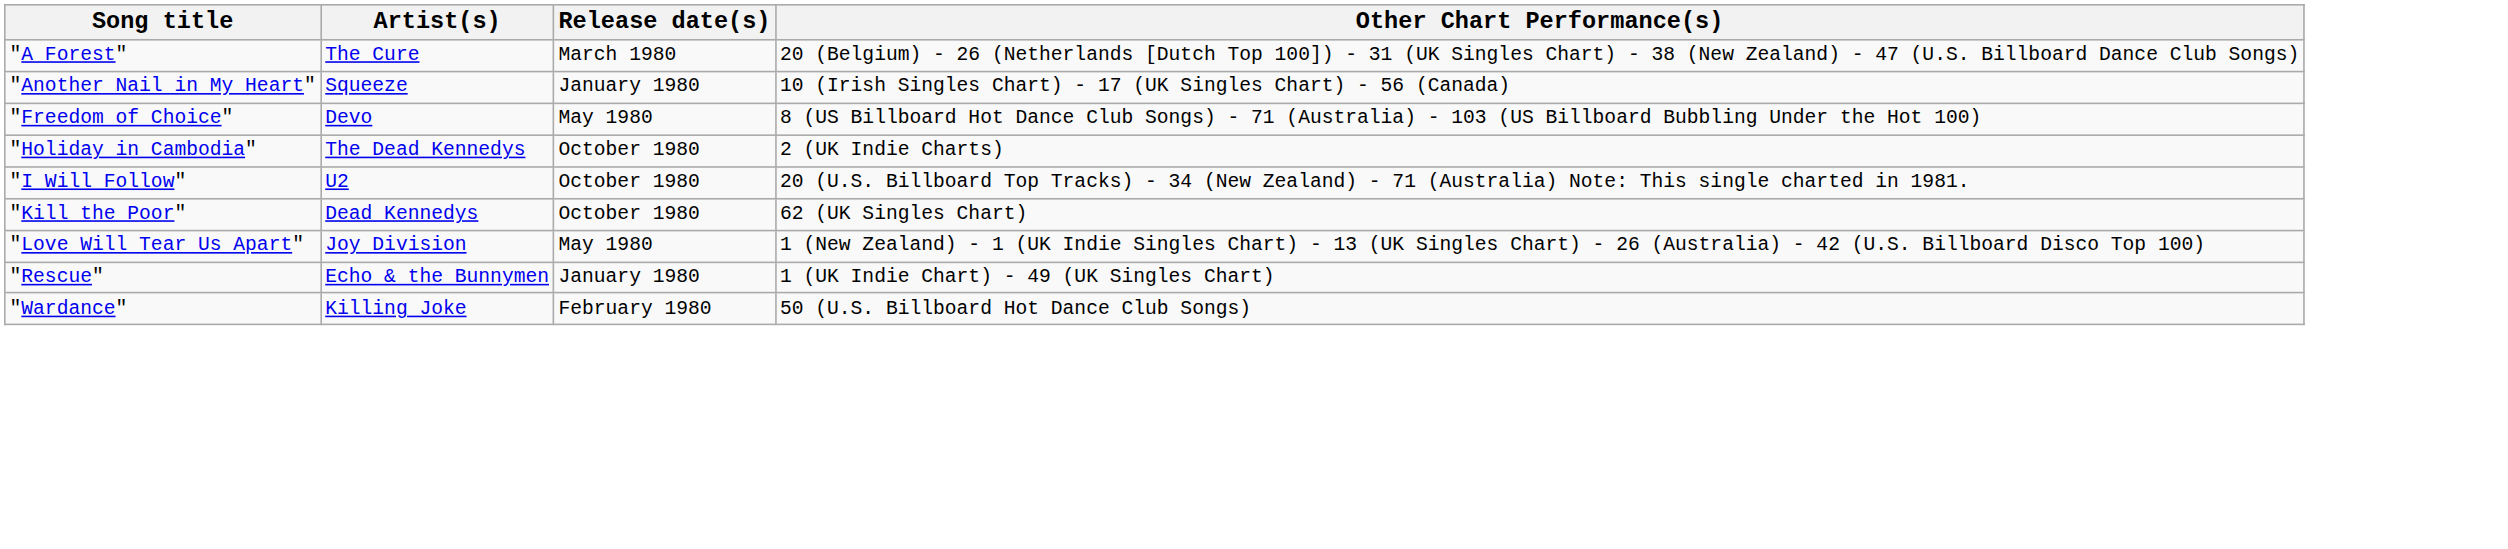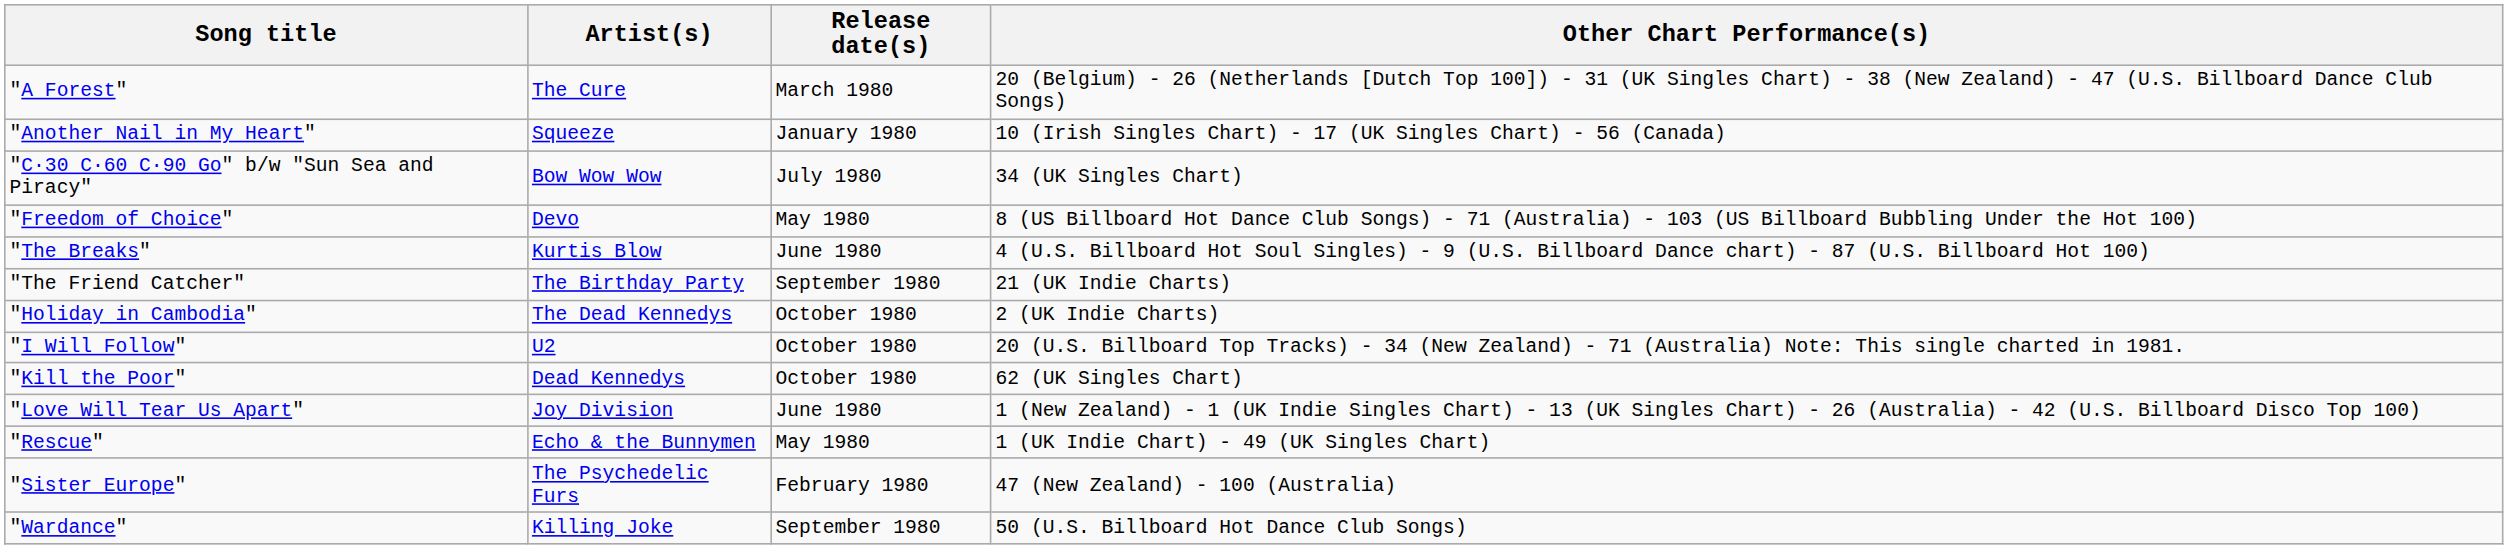+ row: (222, 178)
+ row: (80, 253)
+ row: (127, 284)
(606, 246) May 1980 -> (829, 411) June 1980
(629, 278) January 1980 -> (823, 443) May 1980
+ row: (98, 486)
(635, 309) February 1980 -> (858, 528) September 1980
